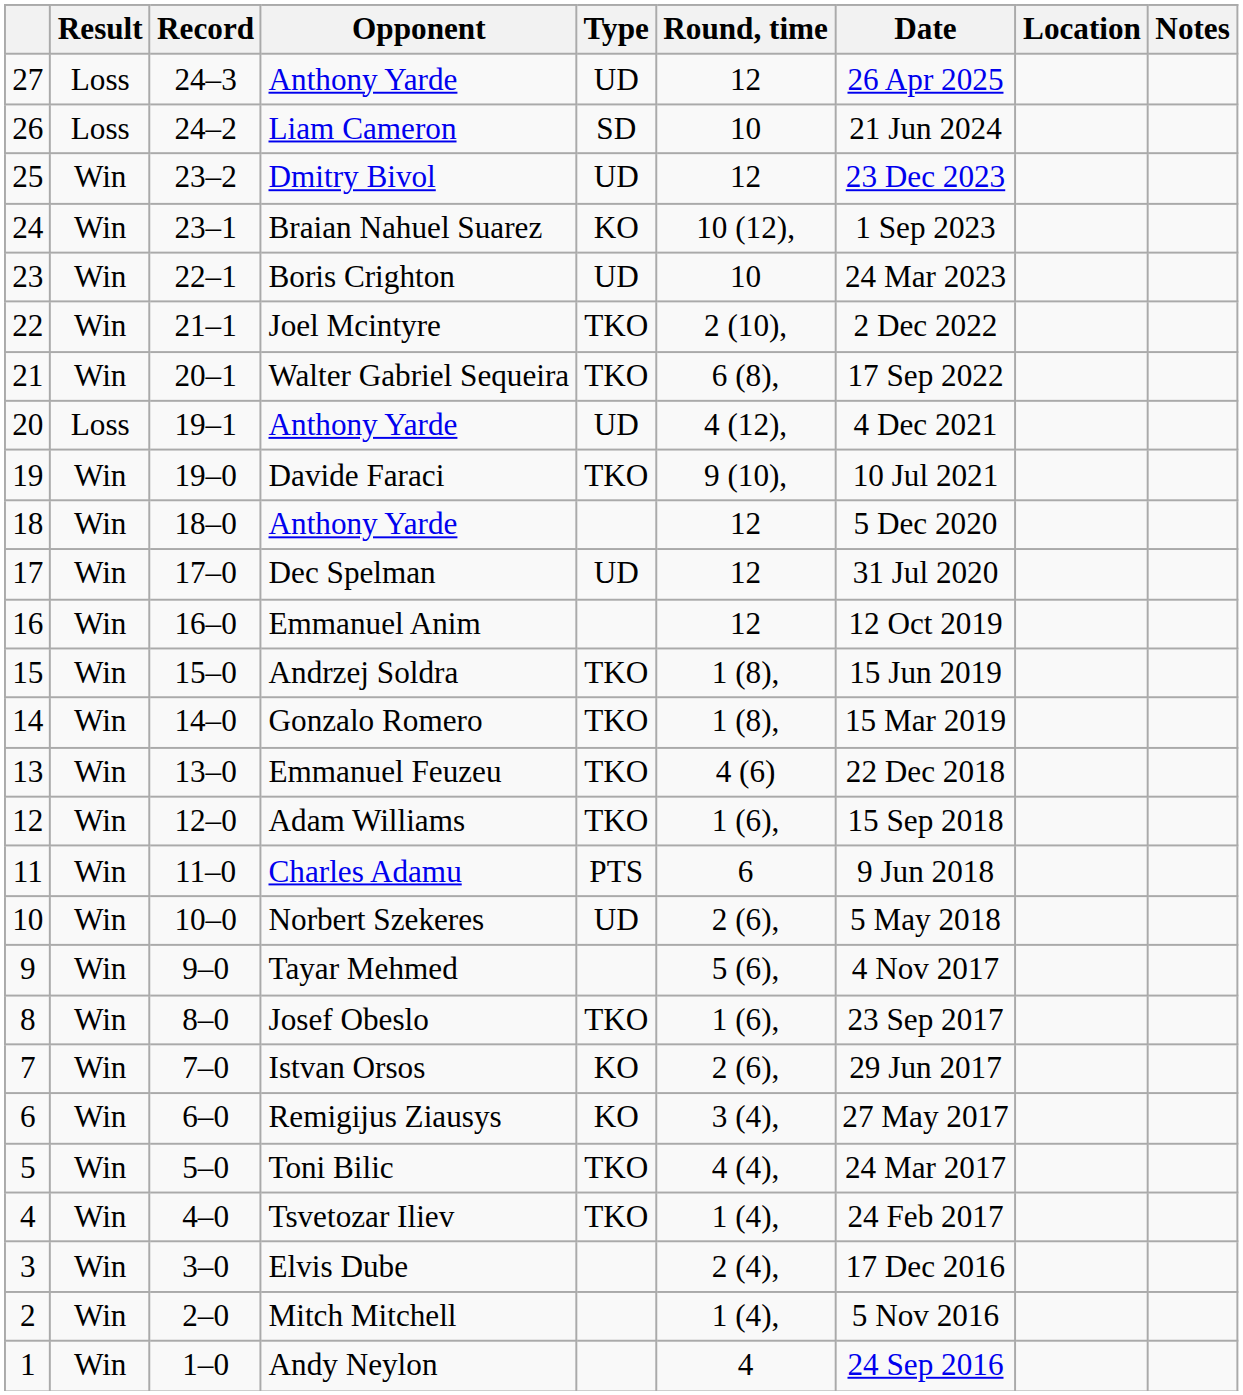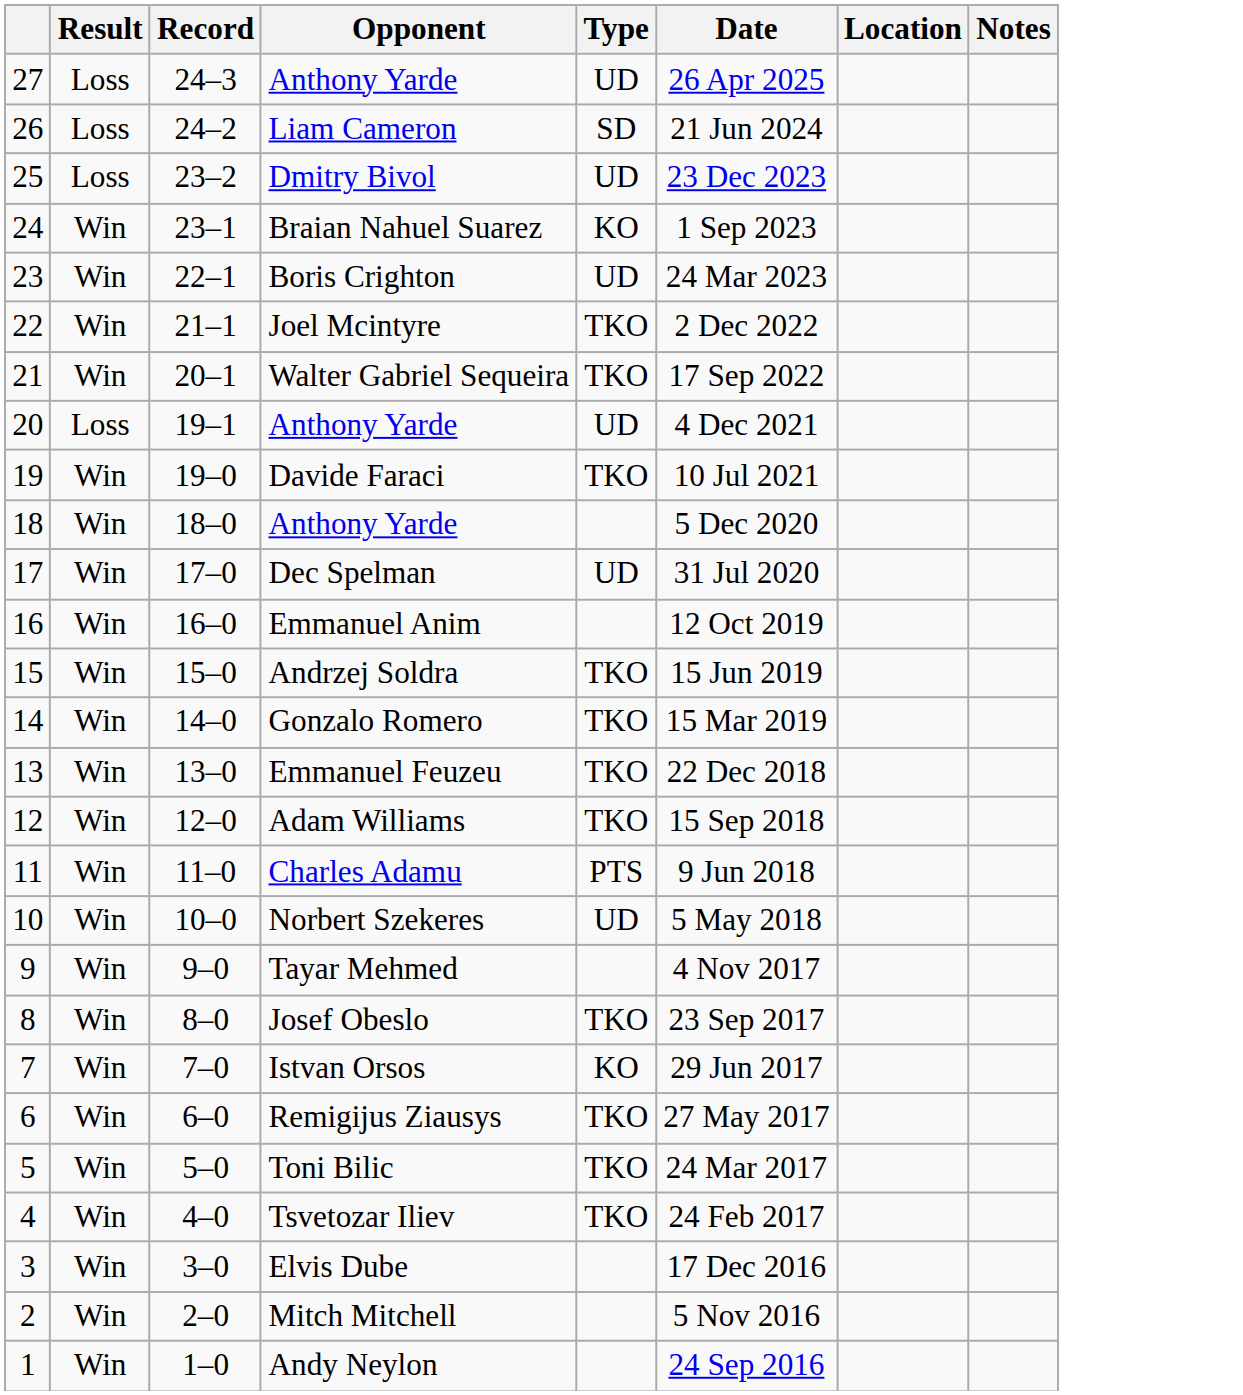- column: (746, 29)
(100, 177) Win -> (100, 177) Loss
(616, 1117) KO -> (616, 1117) TKO
